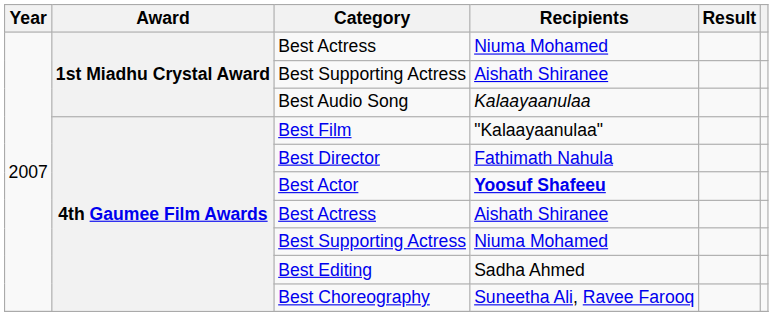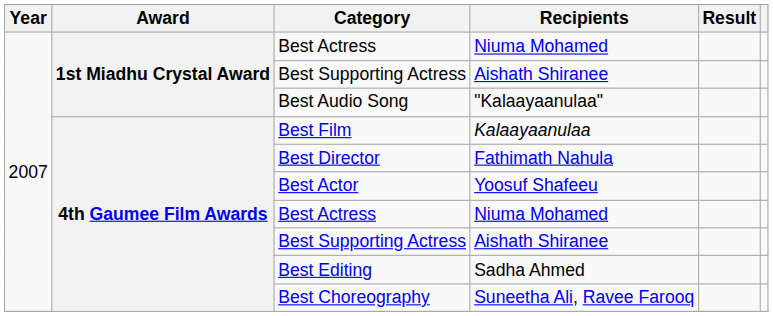(532, 102) Kalaayaanulaa -> (539, 102) "Kalaayaanulaa"
(539, 130) "Kalaayaanulaa" -> (532, 130) Kalaayaanulaa
(540, 185) bold -> (536, 185) normal
(541, 213) Aishath Shiranee -> (541, 213) Niuma Mohamed
(541, 241) Niuma Mohamed -> (541, 241) Aishath Shiranee
